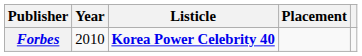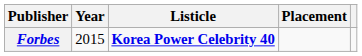(90, 39) 2010 -> (90, 39) 2015
